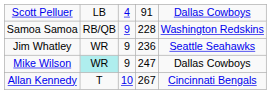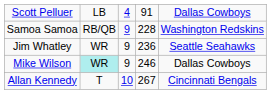(147, 64) 247 -> (147, 64) 246
